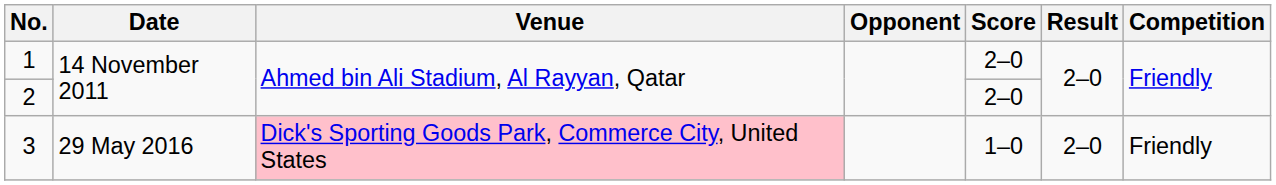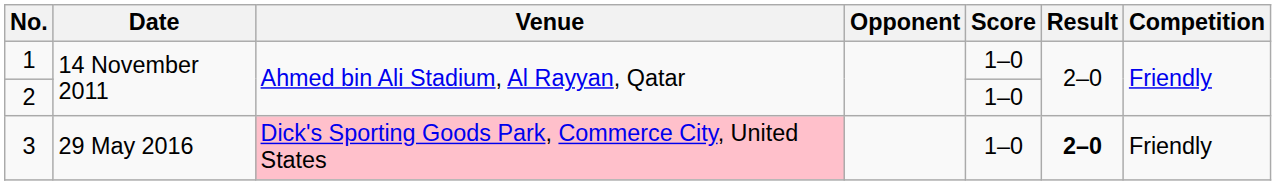(1003, 60) 2–0 -> (1003, 60) 1–0
(1003, 97) 2–0 -> (1003, 97) 1–0
(1082, 147) normal -> (1082, 147) bold
